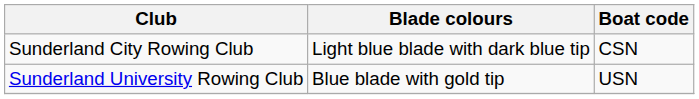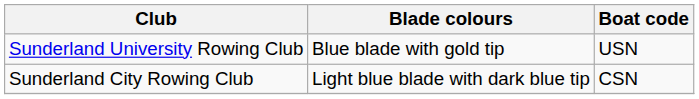rows swapped: (131, 49) <-> (156, 78)
